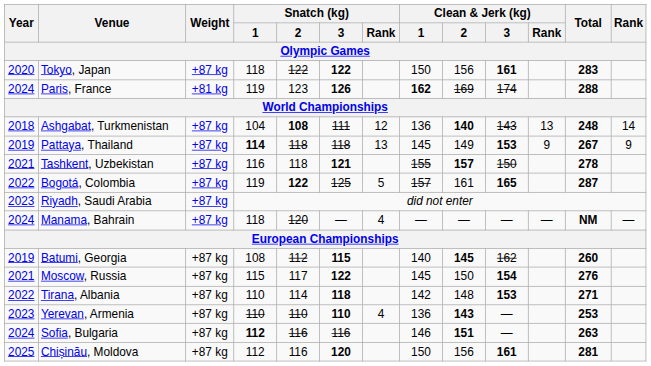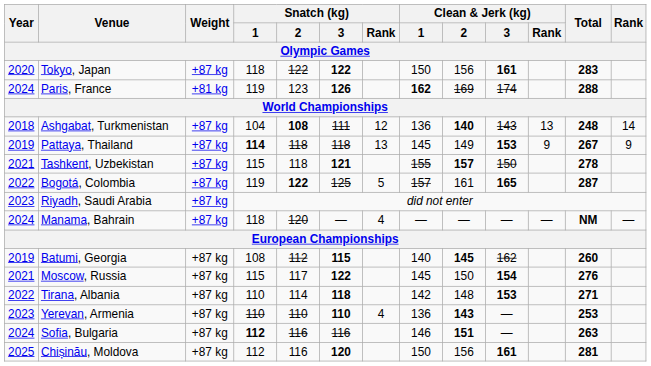(255, 164) 116 -> (255, 164) 115
